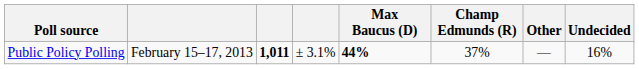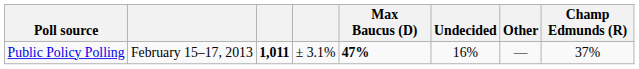columns swapped: (477, 23) <-> (599, 30)
(355, 52) 44% -> (355, 52) 47%
